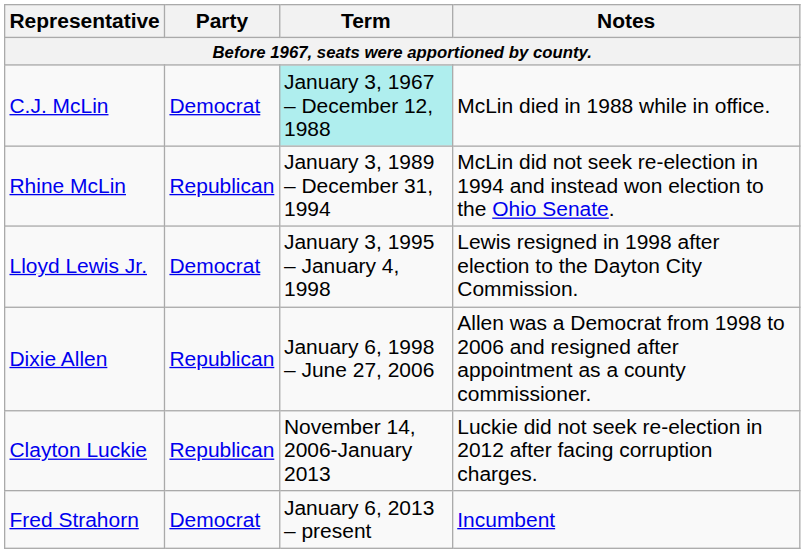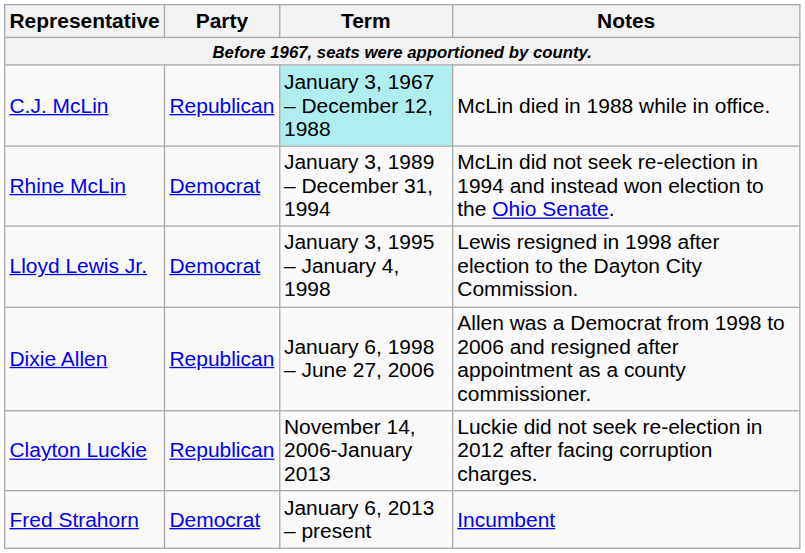(215, 105) Democrat -> (222, 105) Republican
(222, 185) Republican -> (215, 185) Democrat
